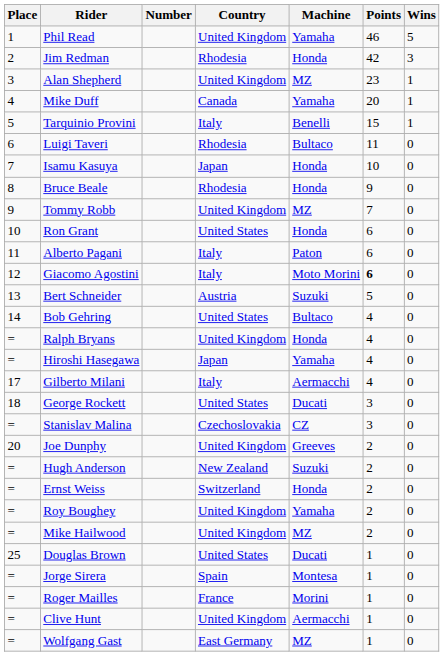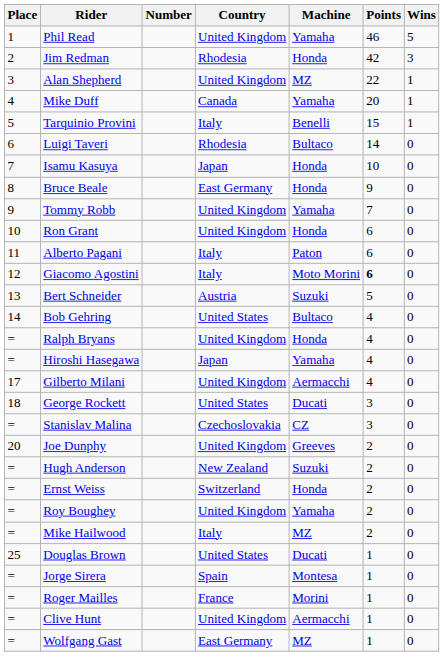(373, 80) 23 -> (373, 80) 22
(372, 144) 11 -> (373, 144) 14
(222, 187) Rhodesia -> (235, 187) East Germany
(302, 209) MZ -> (313, 209) Yamaha
(233, 231) United States -> (242, 231) United Kingdom
(210, 381) Italy -> (242, 381) United Kingdom
(242, 532) United Kingdom -> (210, 532) Italy
